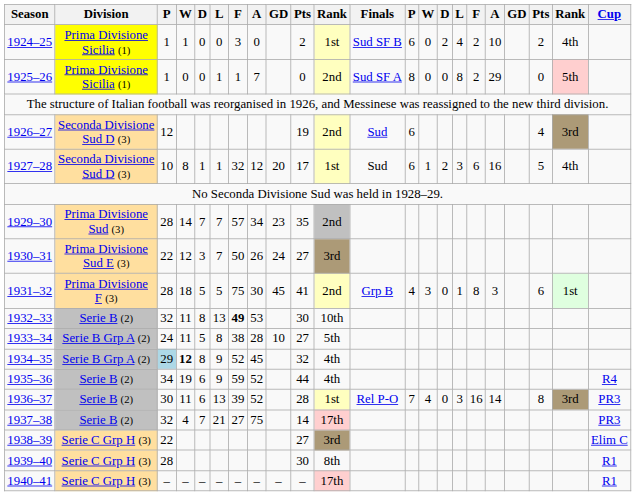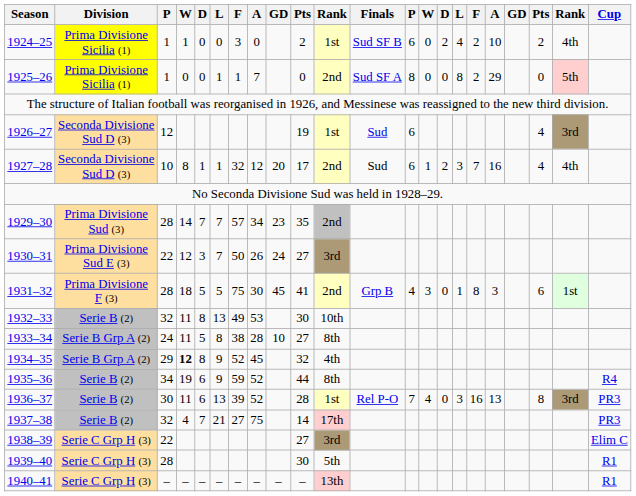(332, 131) 2nd -> (332, 131) 1st
(332, 166) 1st -> (332, 166) 2nd
(476, 166) 6 -> (476, 166) 7
(541, 166) 5 -> (541, 166) 4
(238, 318) bold -> (238, 318) normal
(332, 338) 5th -> (332, 338) 8th
(167, 359) lightblue background -> (167, 359) no background
(332, 379) 4th -> (332, 379) 8th
(495, 399) 14 -> (495, 399) 13
(332, 460) 8th -> (332, 460) 5th
(332, 480) 17th -> (332, 480) 13th
